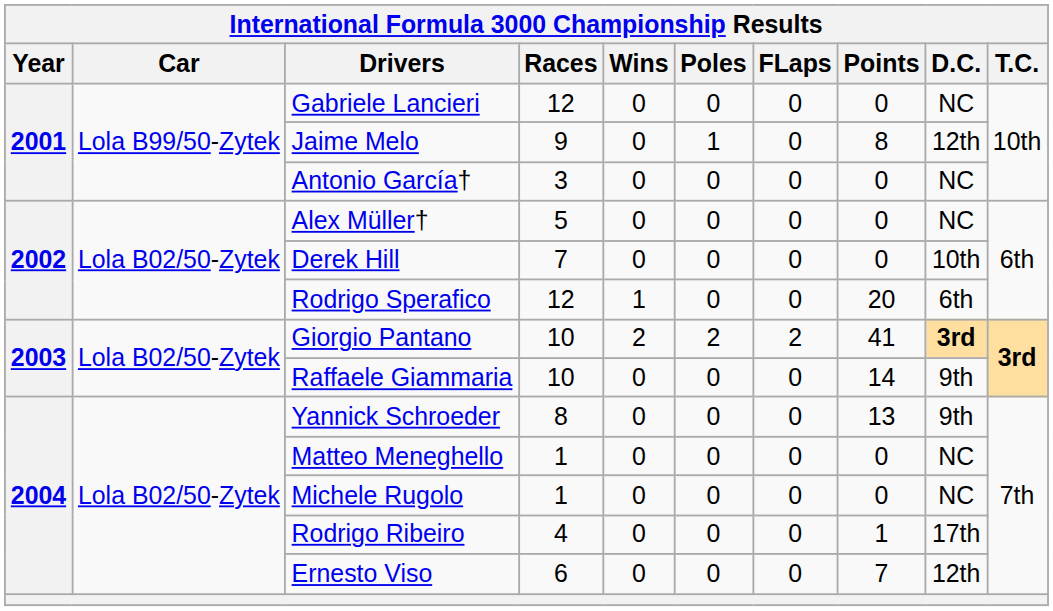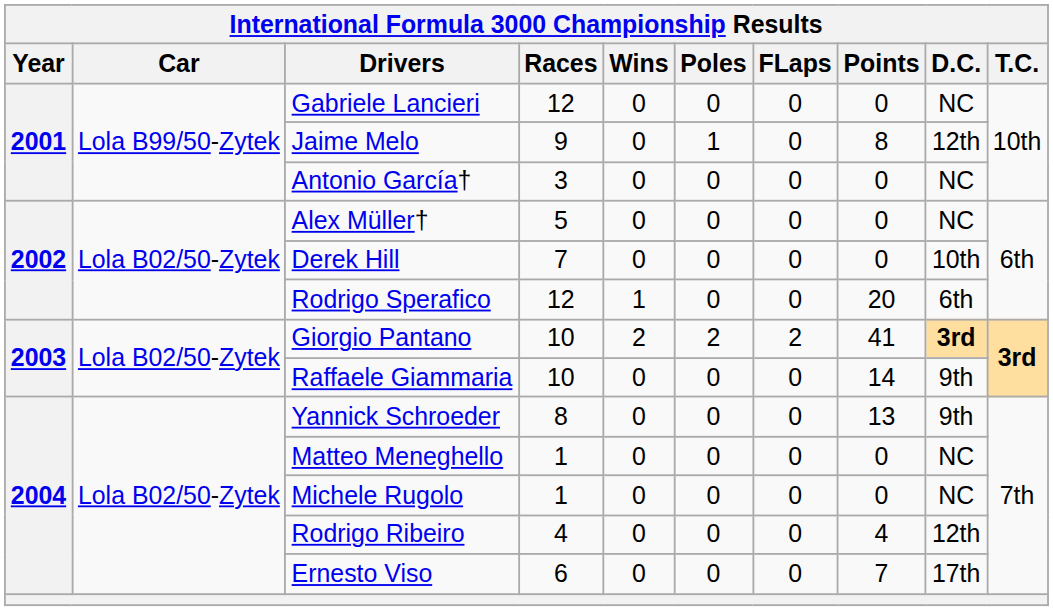(881, 534) 1 -> (881, 534) 4
(956, 534) 17th -> (956, 534) 12th
(956, 573) 12th -> (956, 573) 17th
